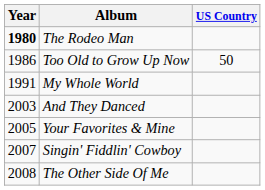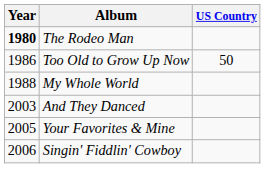(22, 83) 1991 -> (22, 83) 1988
(22, 151) 2007 -> (22, 151) 2006
- row: (106, 173)
